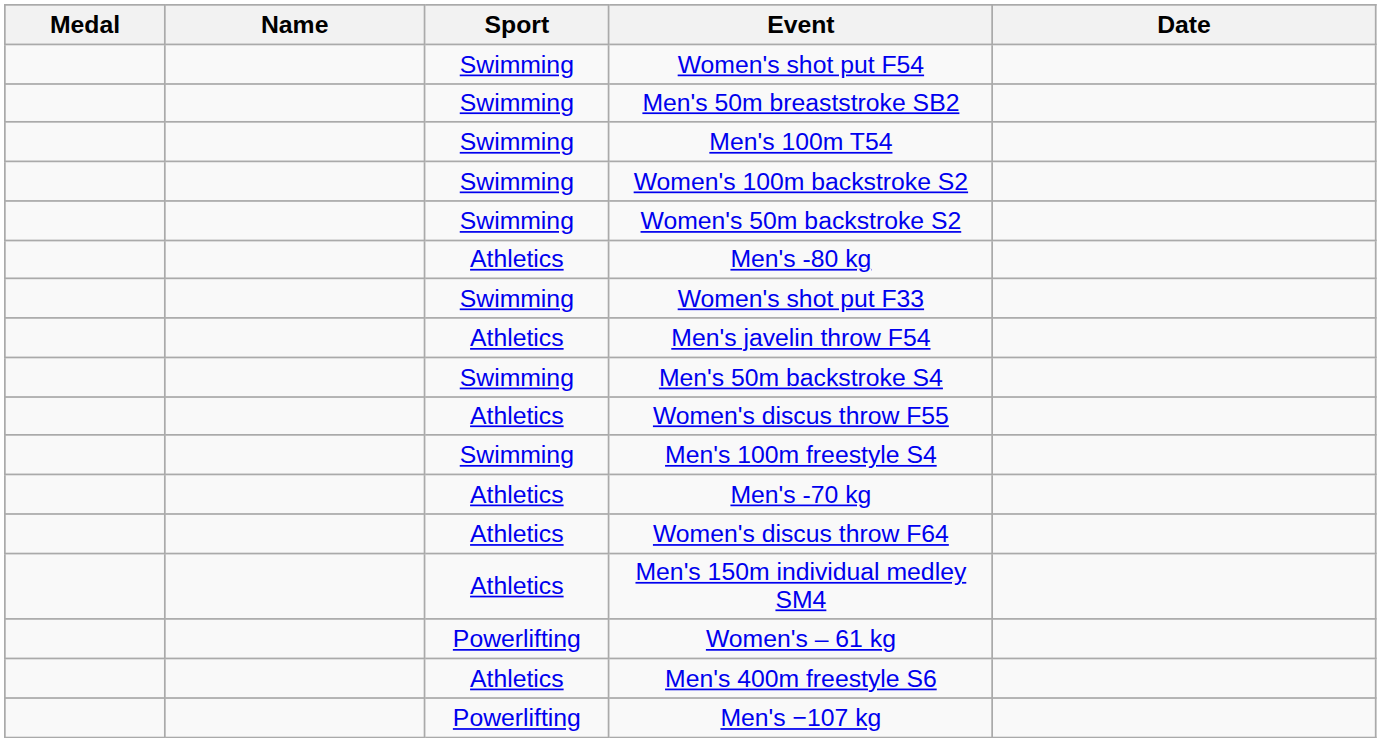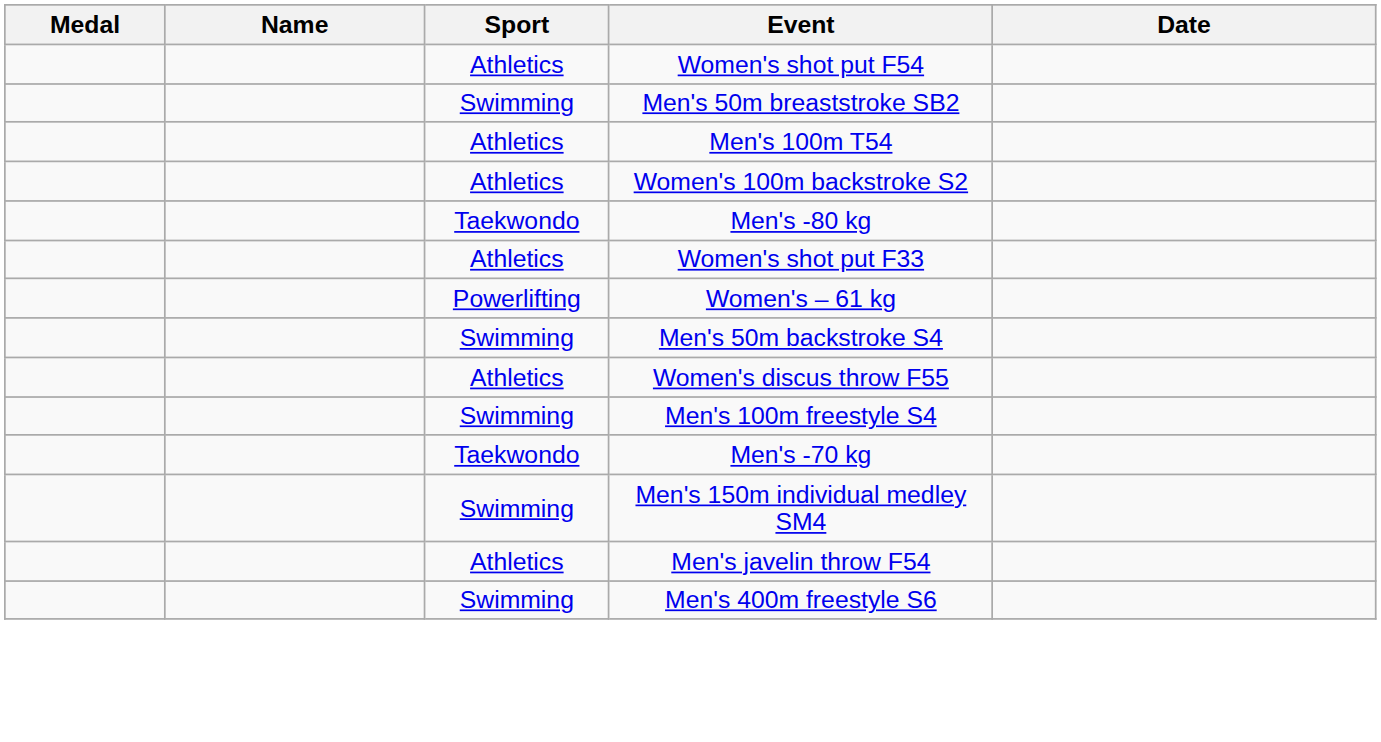(517, 64) Swimming -> (517, 64) Athletics
(517, 142) Swimming -> (517, 142) Athletics
(517, 181) Swimming -> (517, 181) Athletics
- row: (801, 220)
(517, 260) Athletics -> (517, 220) Taekwondo
(517, 299) Swimming -> (517, 260) Athletics
rows swapped: (801, 338) <-> (801, 639)
(517, 494) Athletics -> (517, 455) Taekwondo
- row: (801, 534)
(517, 586) Athletics -> (517, 508) Swimming
(517, 678) Athletics -> (517, 600) Swimming
- row: (801, 718)
